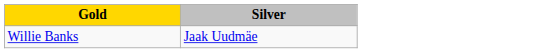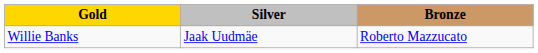+ column: (445, 15)
